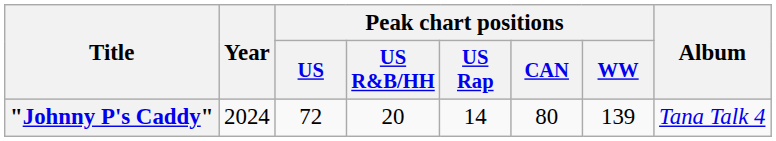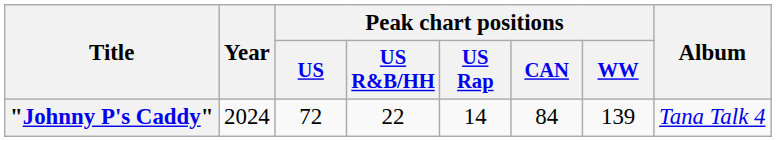(393, 117) 20 -> (393, 117) 22
(547, 117) 80 -> (547, 117) 84
